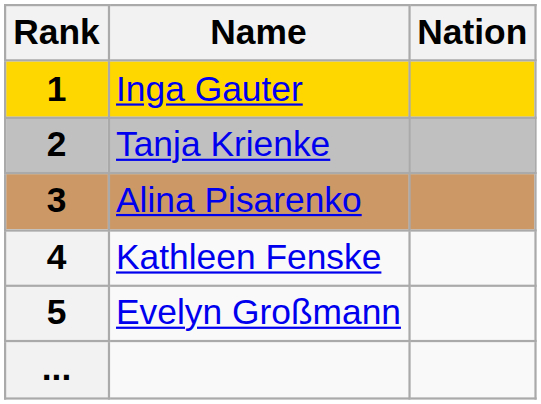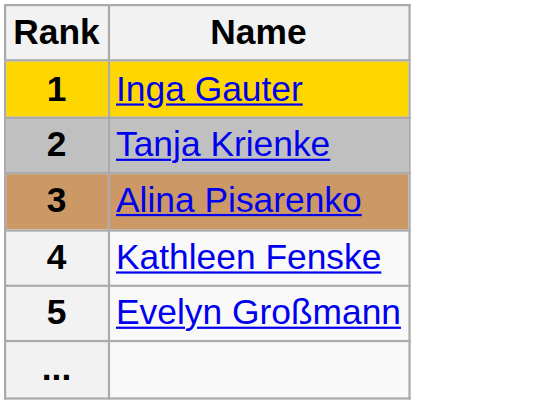- column: (472, 32)
